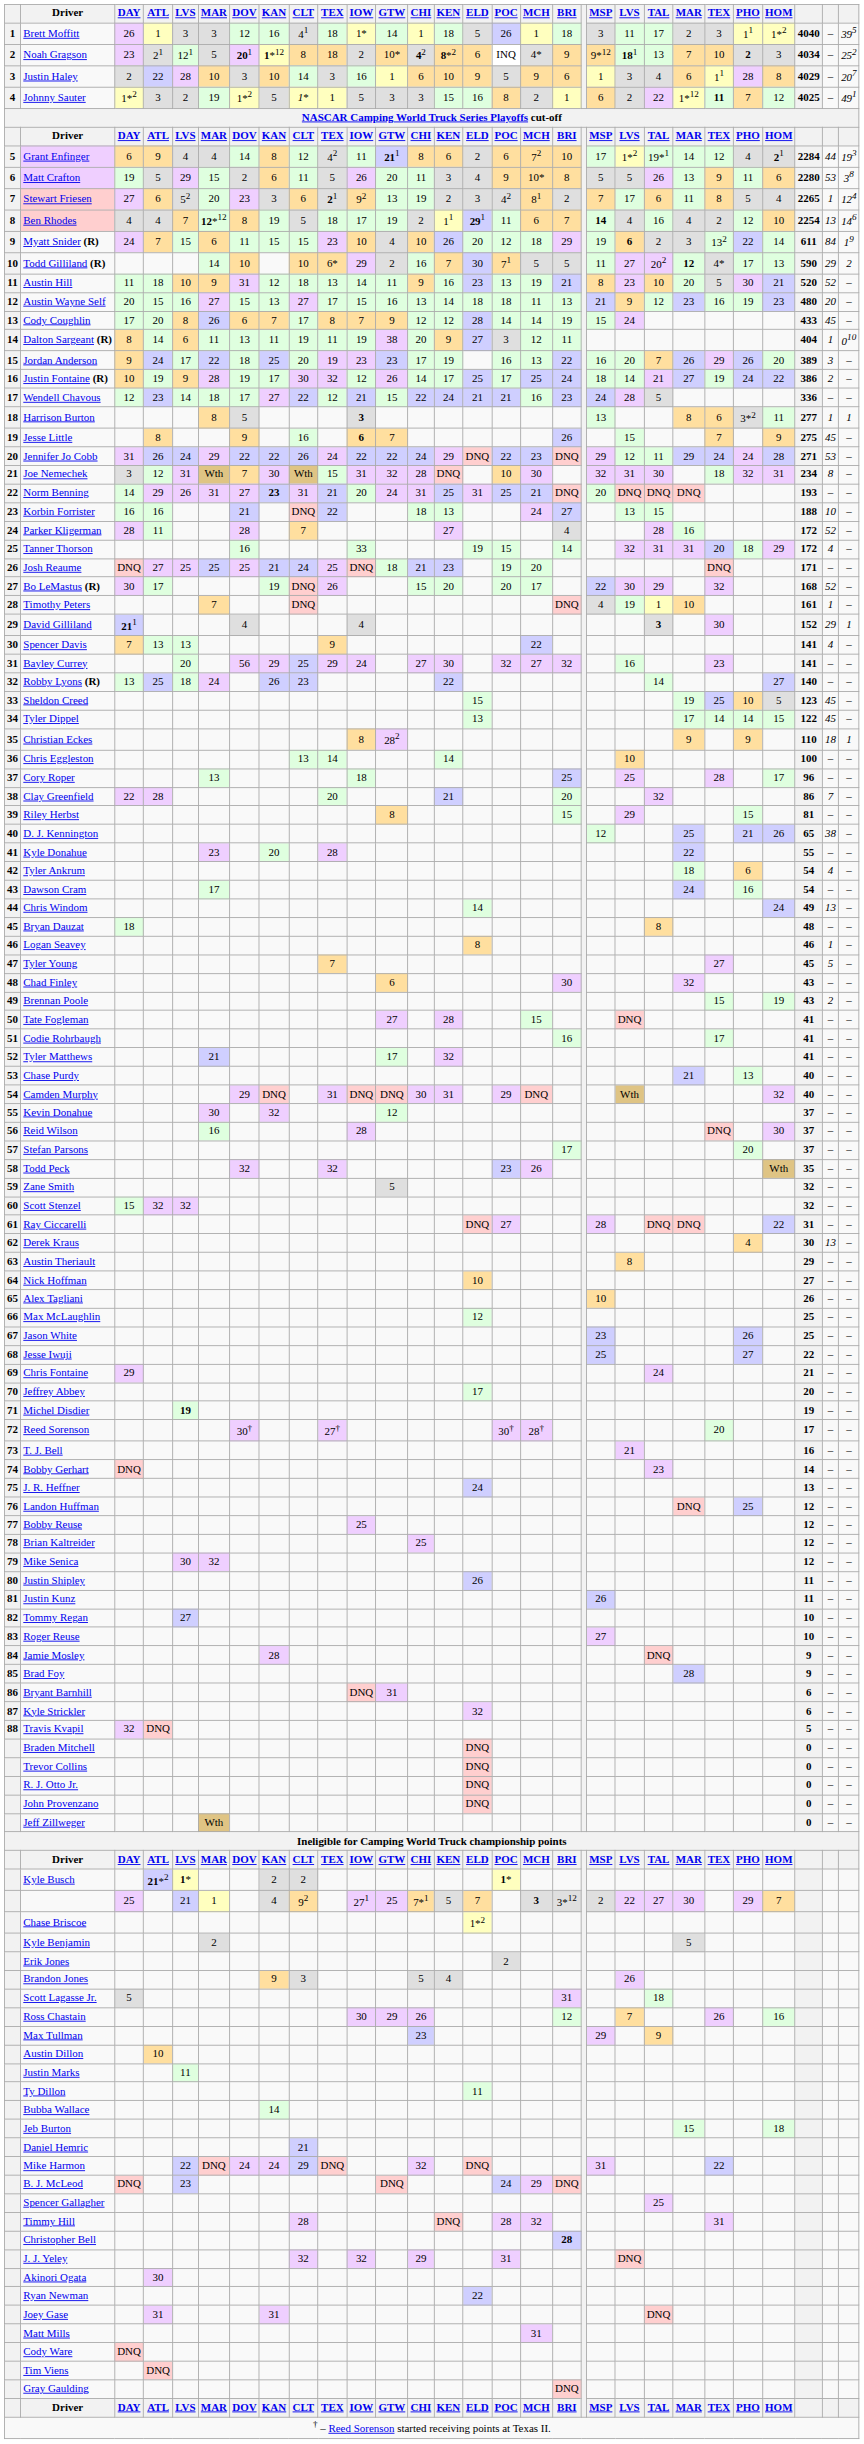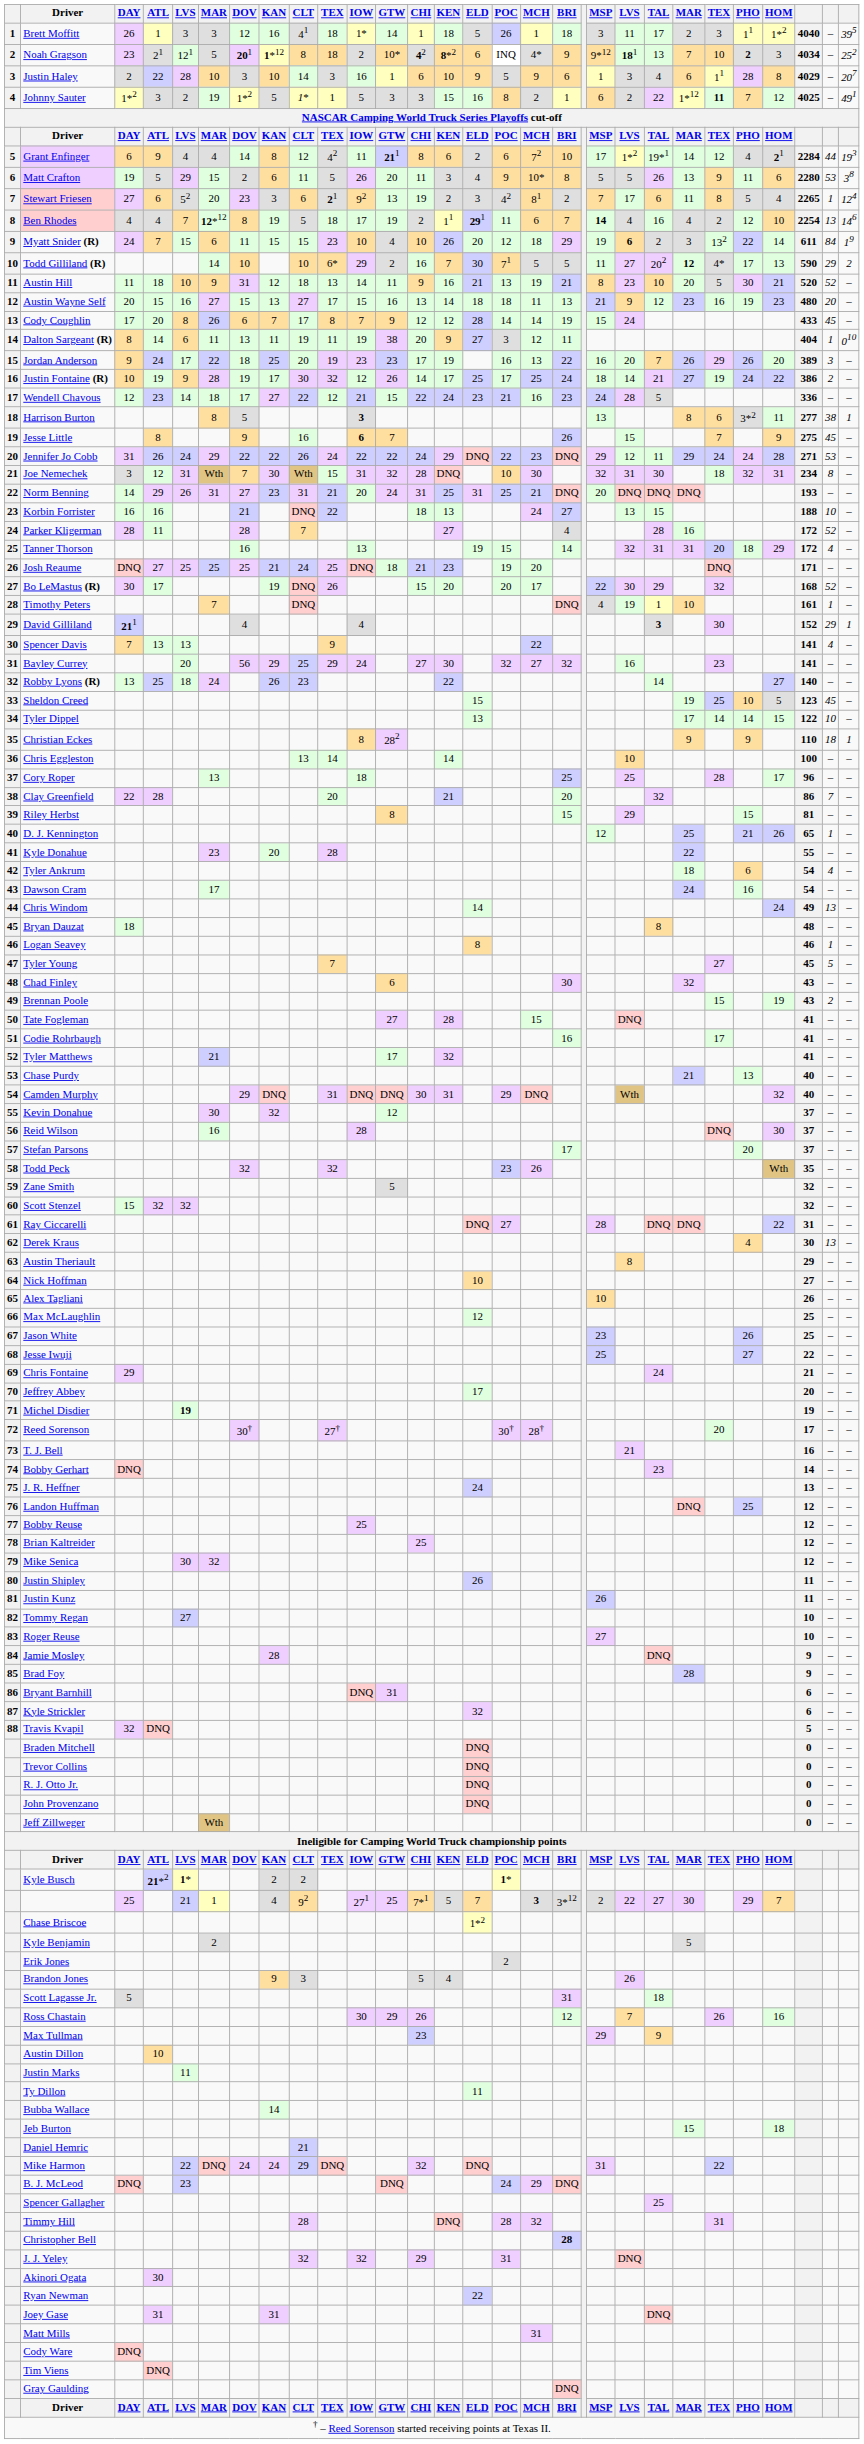(477, 283) 23 -> (477, 283) 21
(477, 397) 21 -> (477, 397) 23
(830, 417) 1 -> (830, 417) 38
(274, 493) bold -> (274, 493) normal
(361, 549) 33 -> (361, 549) 13
(830, 719) 45 -> (830, 719) 10
(830, 834) 38 -> (830, 834) 1
